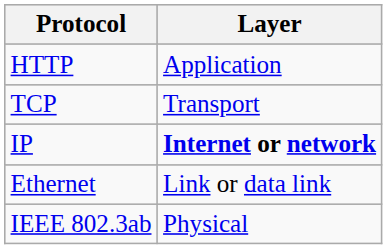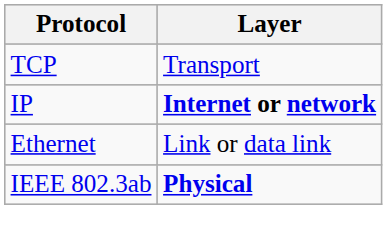- row: (42, 64)
(206, 223) normal -> (208, 183) bold
